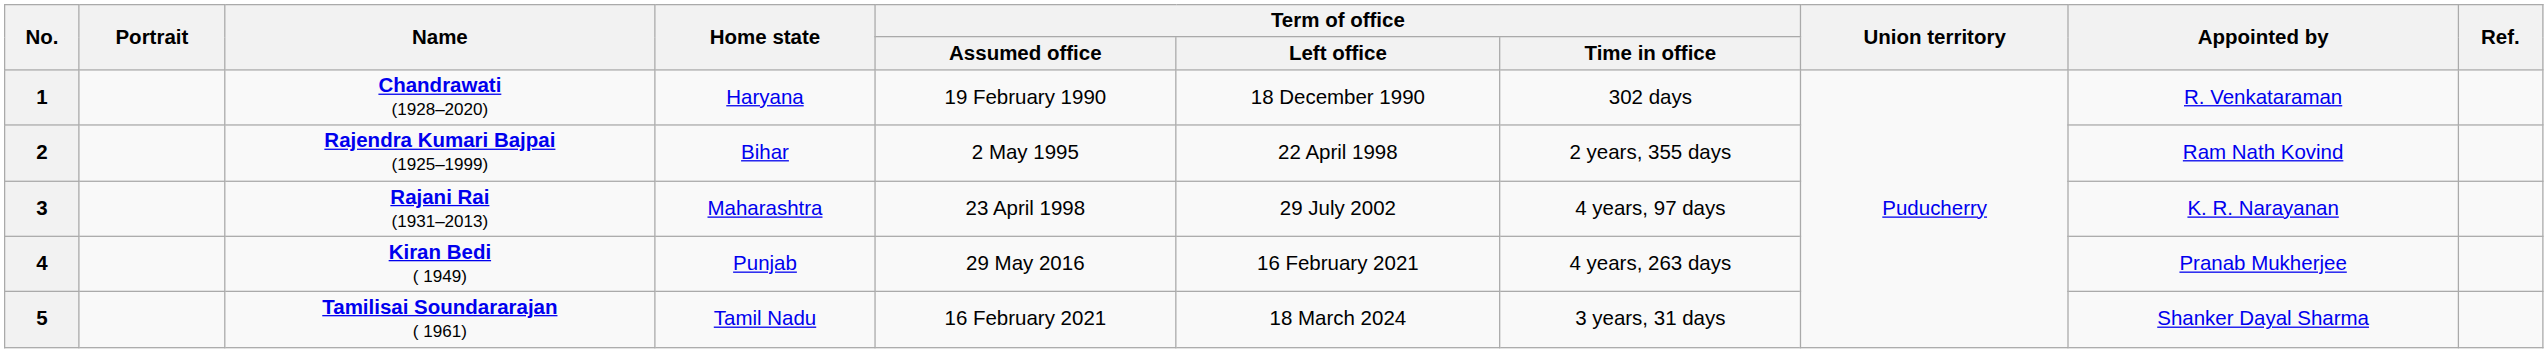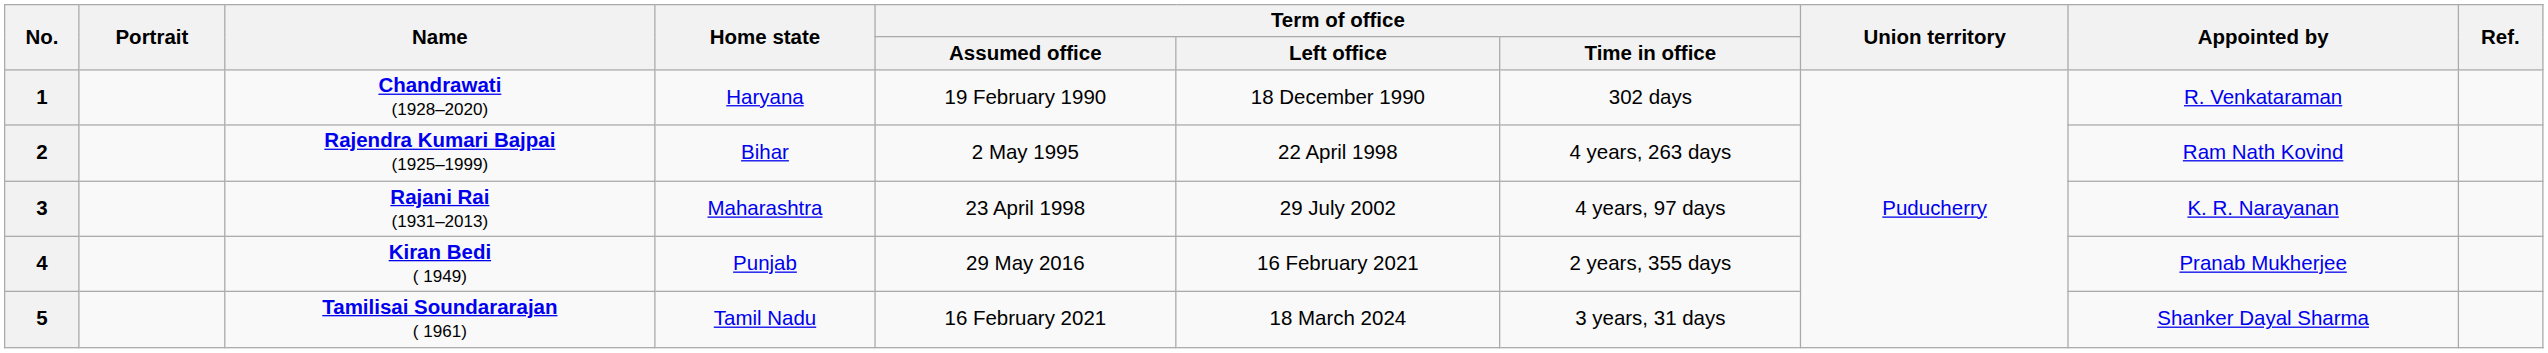(1650, 152) 2 years, 355 days -> (1650, 152) 4 years, 263 days
(1650, 263) 4 years, 263 days -> (1650, 263) 2 years, 355 days
